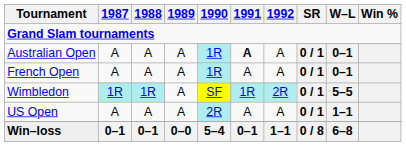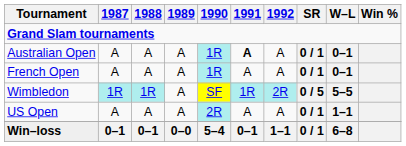(312, 92) 0 / 1 -> (312, 92) 0 / 5
(312, 131) 0 / 8 -> (312, 131) 0 / 1
